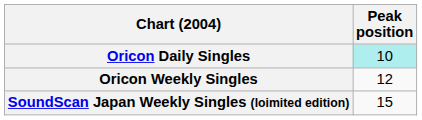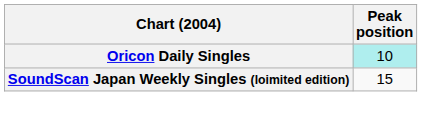- row: (179, 79)
